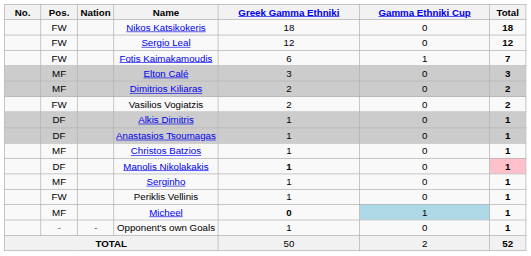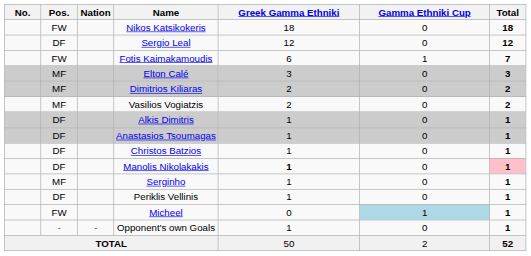(59, 43) FW -> (59, 43) DF
(59, 105) FW -> (59, 105) MF
(59, 151) MF -> (59, 151) DF
(59, 197) FW -> (59, 197) DF
(59, 212) MF -> (59, 212) FW
(289, 212) bold -> (289, 212) normal
